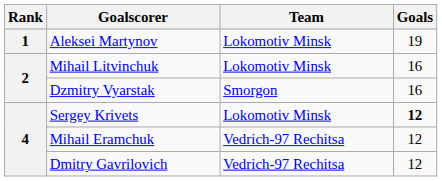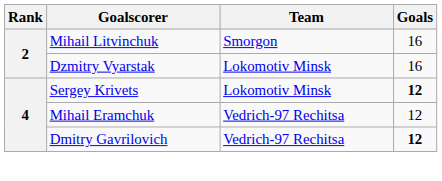- row: (104, 41)
(277, 66) Lokomotiv Minsk -> (250, 41) Smorgon
(250, 90) Smorgon -> (277, 66) Lokomotiv Minsk
(415, 164) normal -> (415, 139) bold
